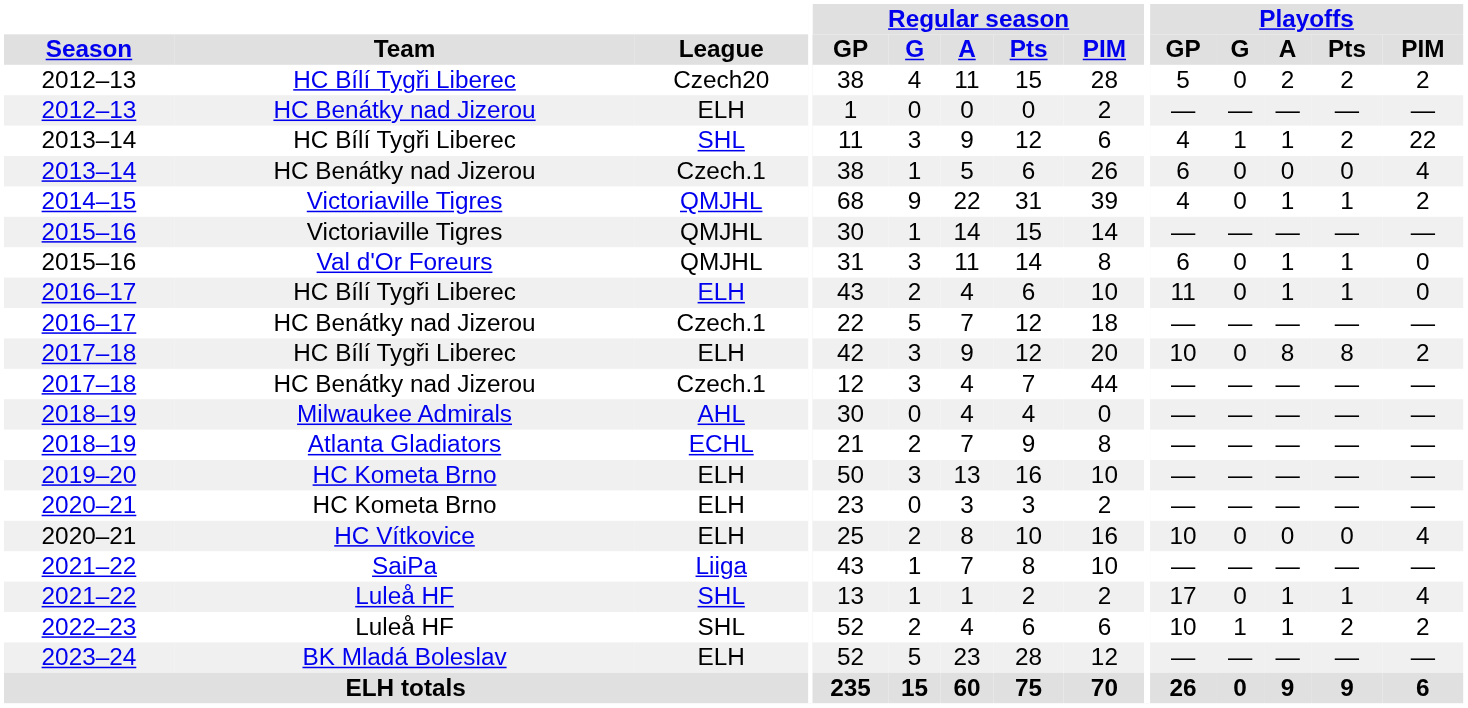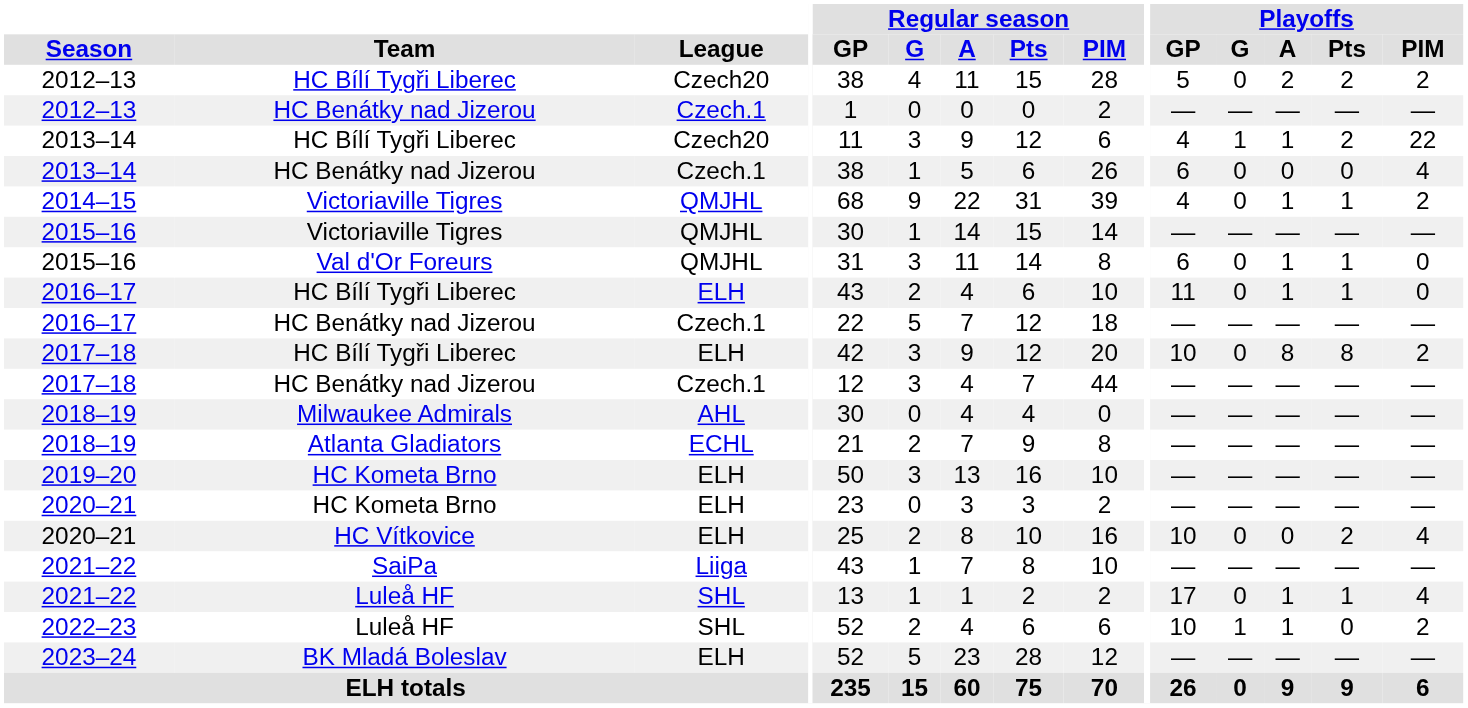(721, 110) ELH -> (721, 110) Czech.1
(721, 140) SHL -> (721, 140) Czech20
(1347, 535) 0 -> (1347, 535) 2
(1347, 626) 2 -> (1347, 626) 0
